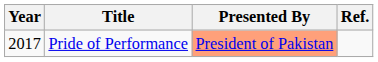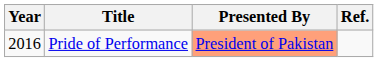(25, 43) 2017 -> (25, 43) 2016
